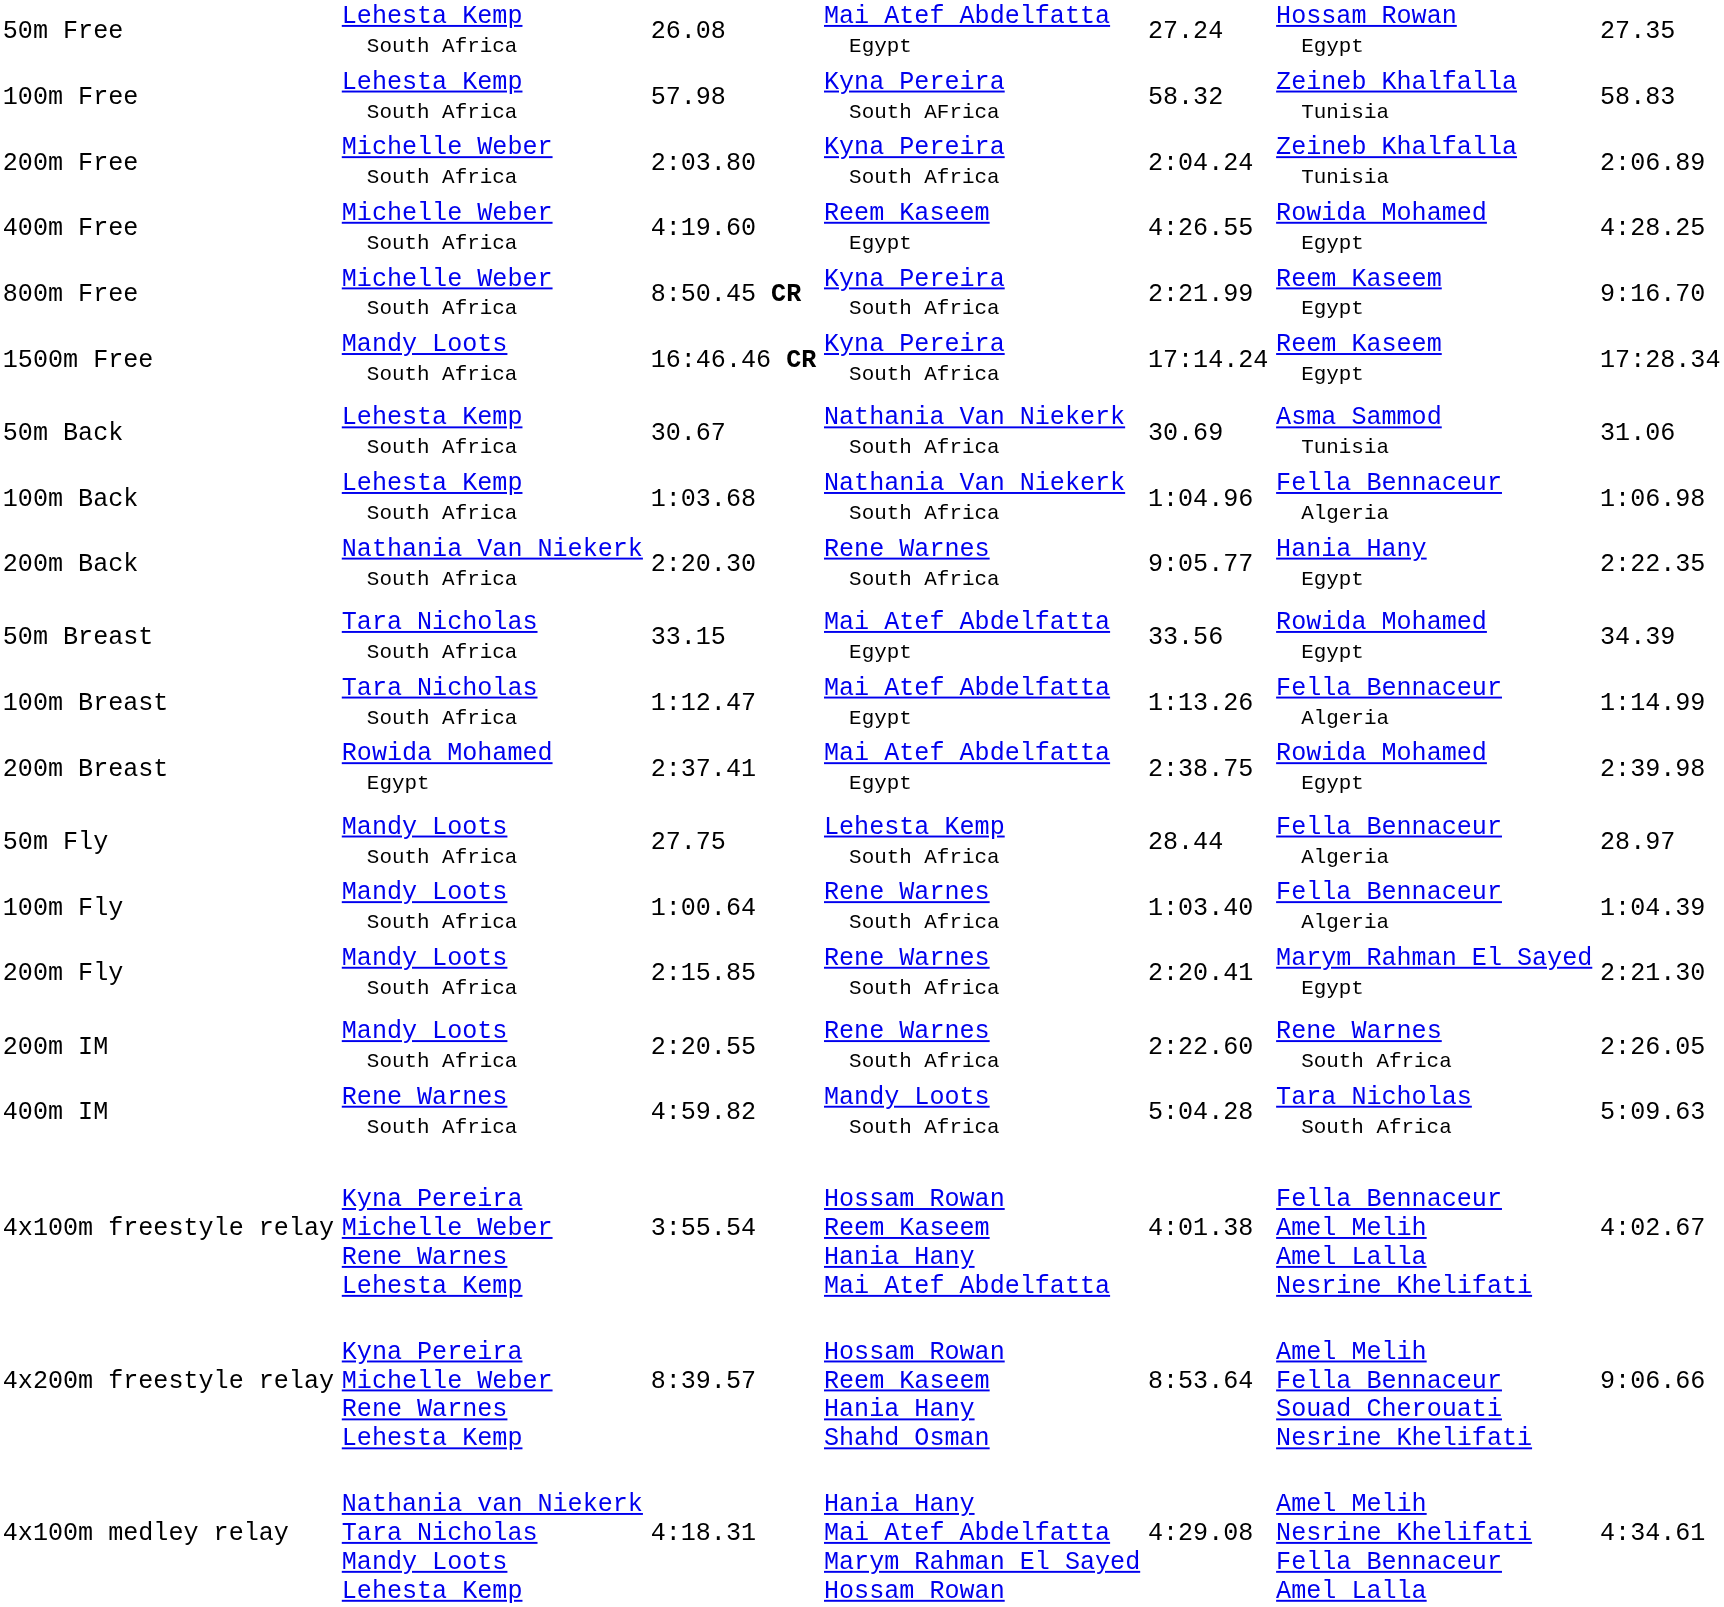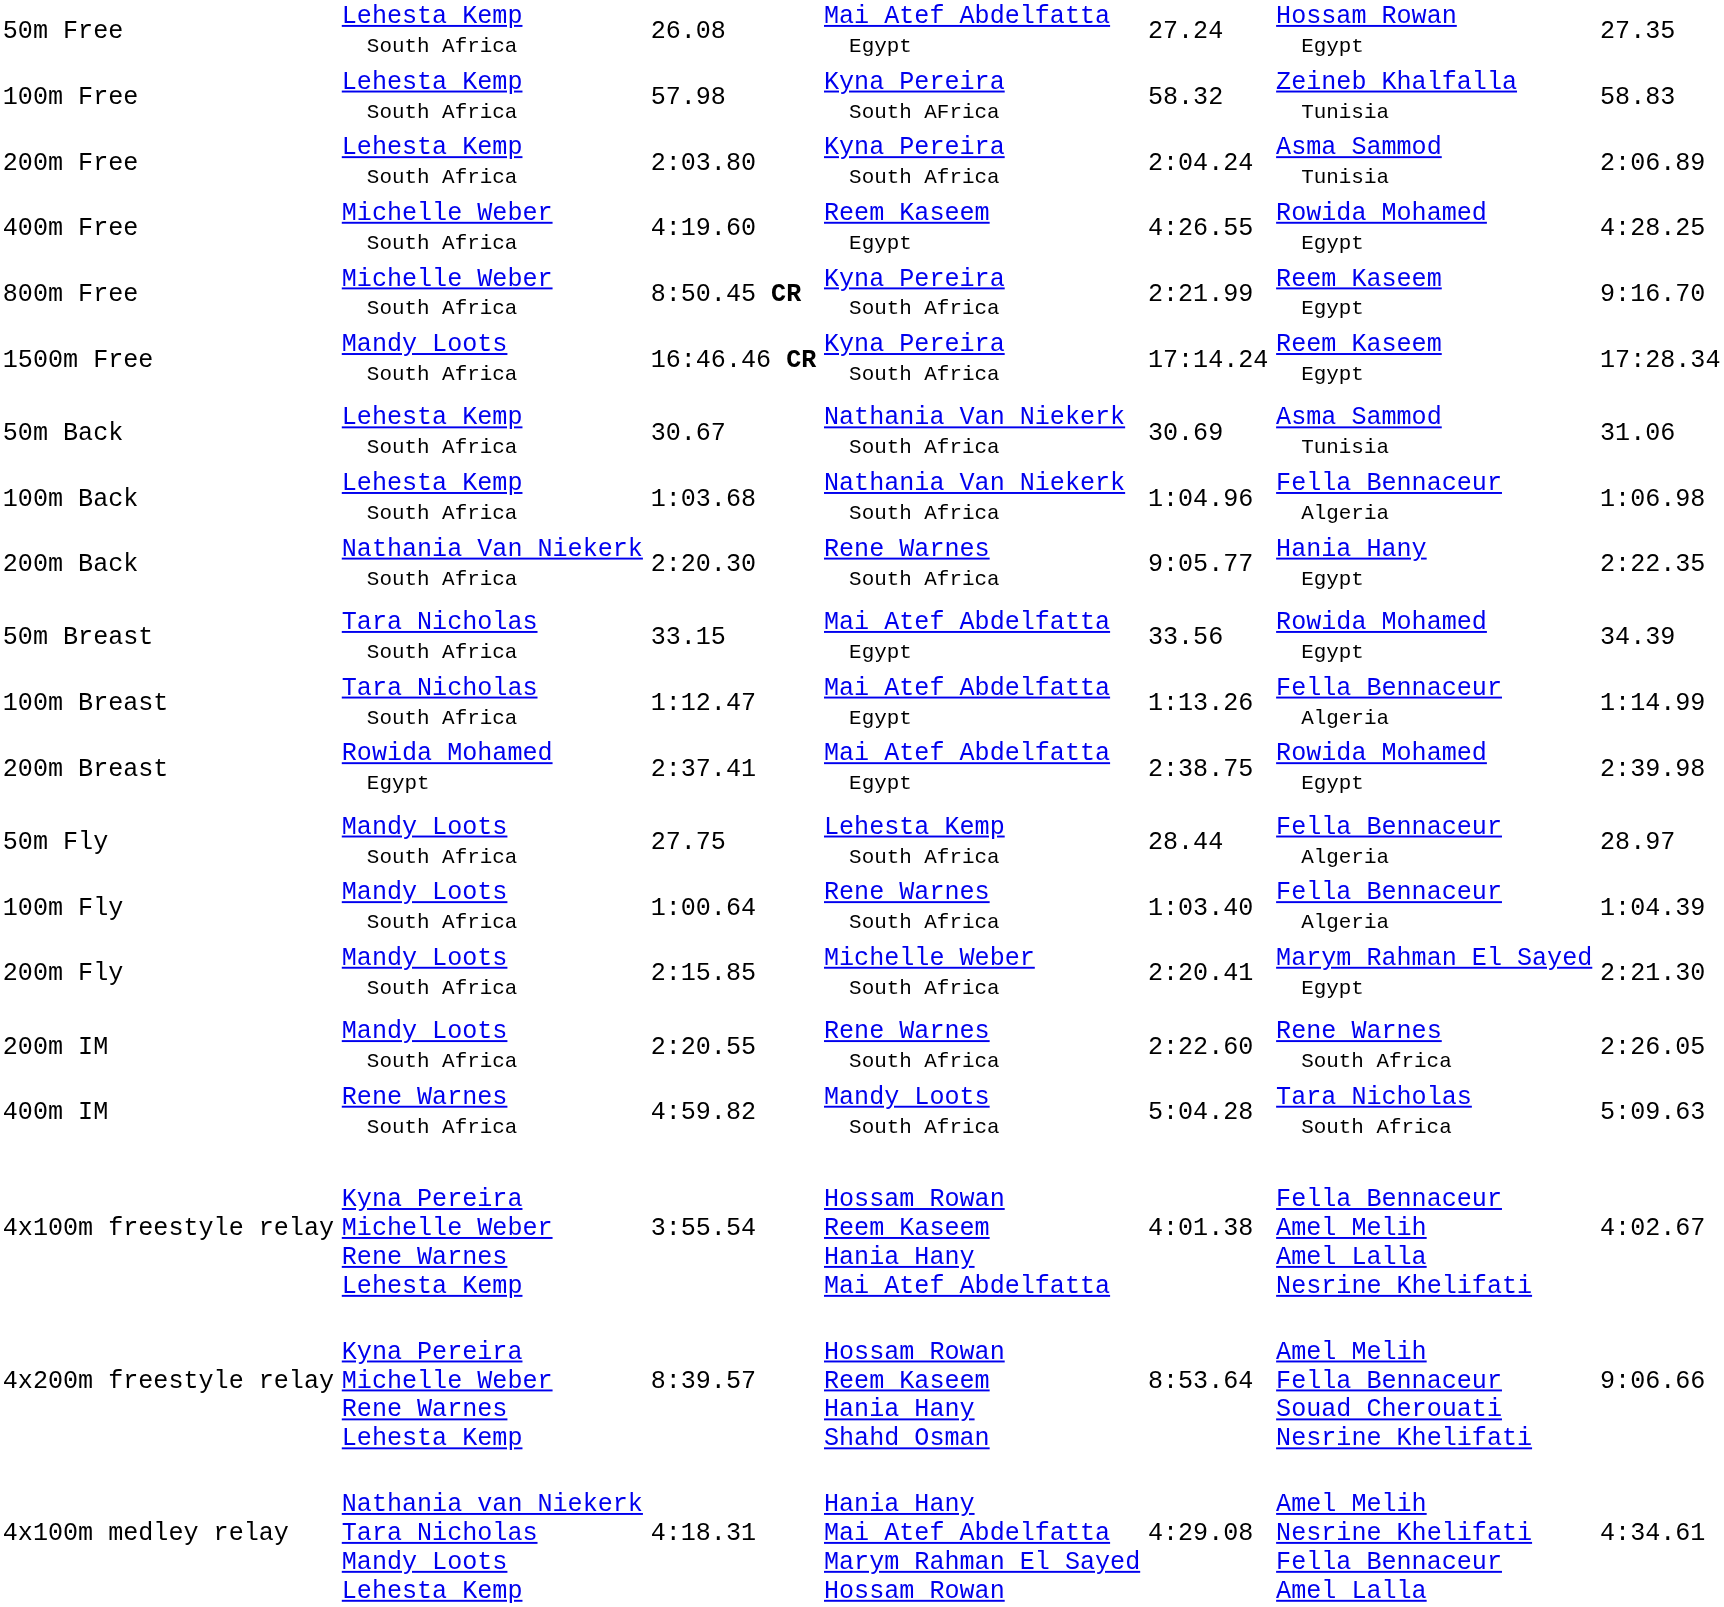(447, 161) Michelle Weber South Africa -> (432, 161) Lehesta Kemp South Africa
(1397, 161) Zeineb Khalfalla Tunisia -> (1359, 161) Asma Sammod Tunisia
(912, 972) Rene Warnes South Africa -> (929, 972) Michelle Weber South Africa
